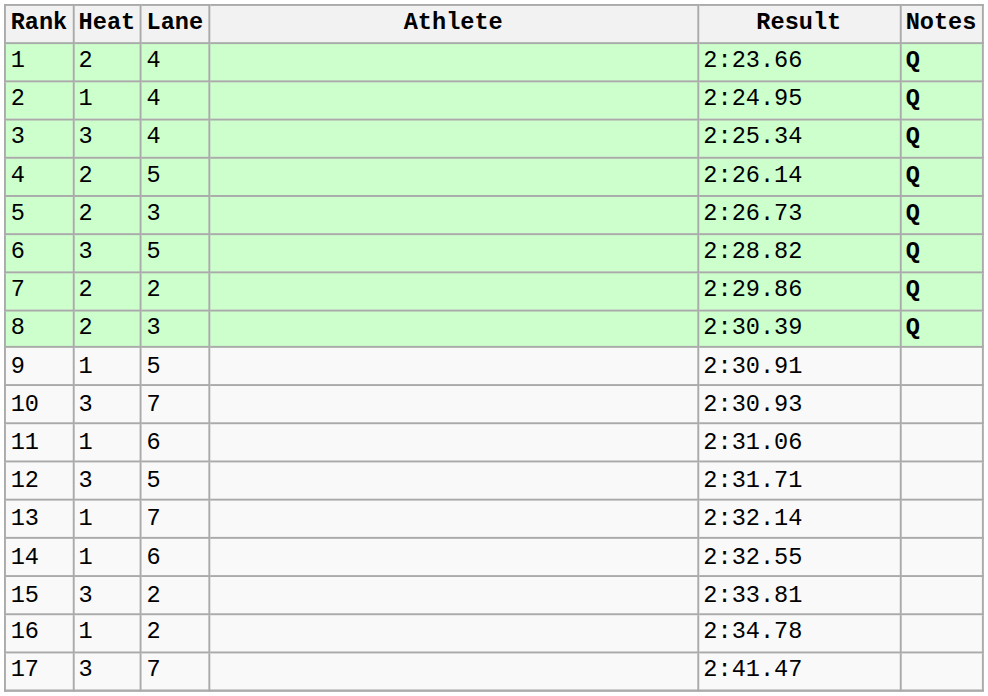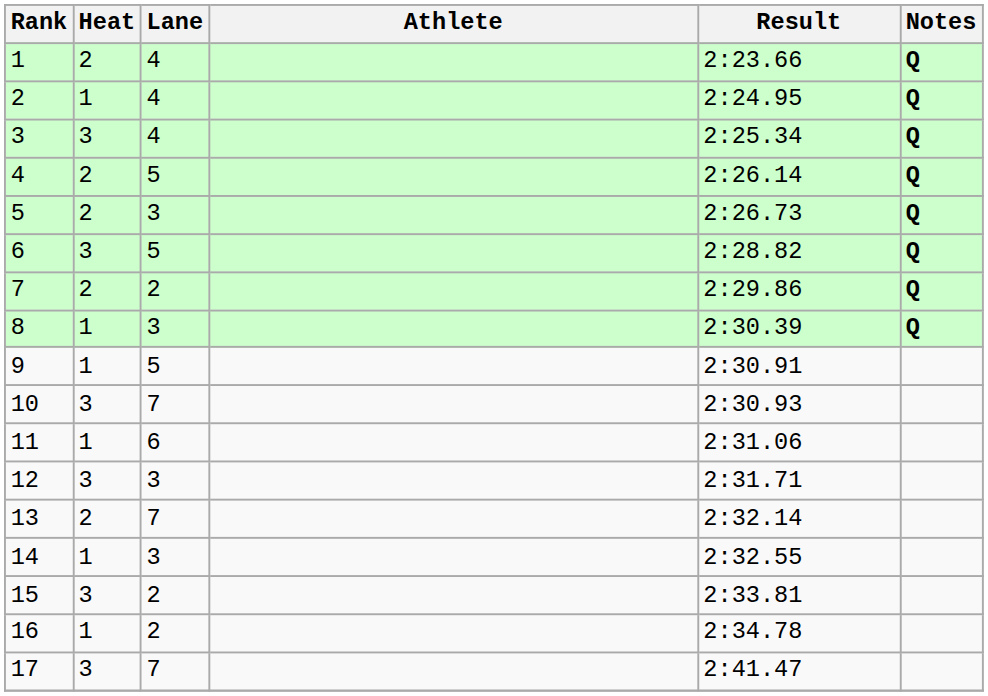(86, 329) 2 -> (86, 329) 1
(154, 481) 5 -> (154, 481) 3
(86, 519) 1 -> (86, 519) 2
(154, 557) 6 -> (154, 557) 3
